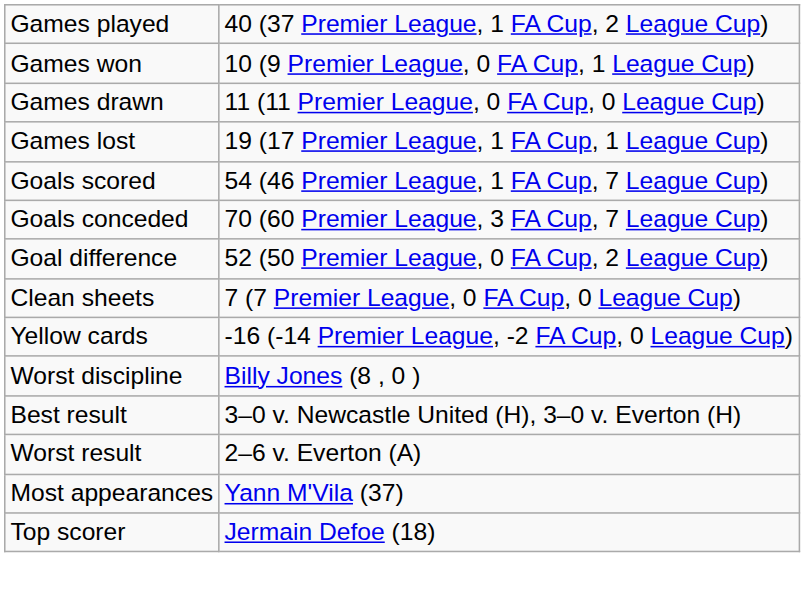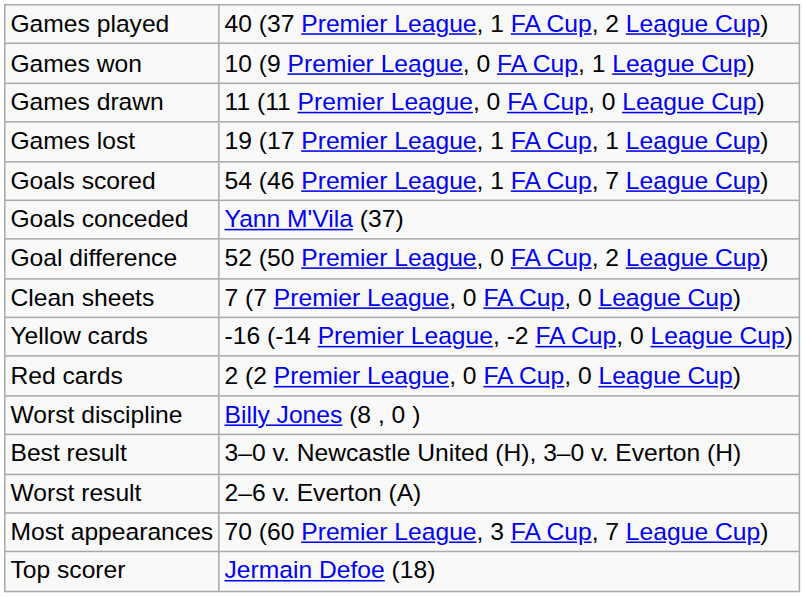(496, 219) 70 (60 Premier League, 3 FA Cup, 7 League Cup) -> (314, 219) Yann M'Vila (37)
+ row: (67, 375)
(314, 492) Yann M'Vila (37) -> (496, 532) 70 (60 Premier League, 3 FA Cup, 7 League Cup)
